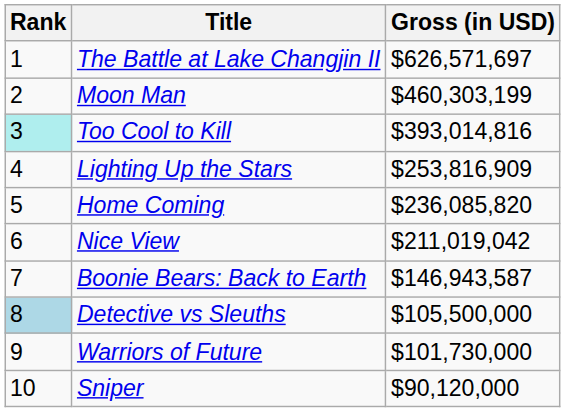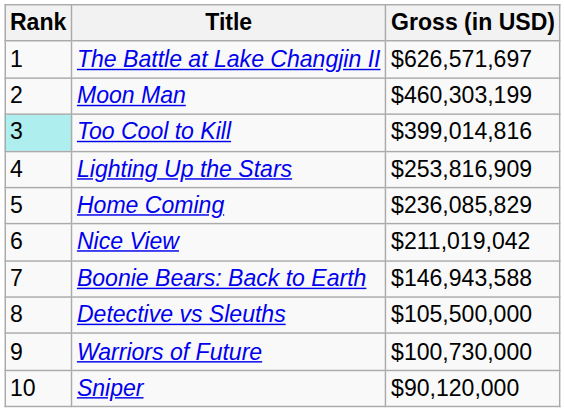(462, 132) $393,014,816 -> (462, 132) $399,014,816
(462, 205) $236,085,820 -> (462, 205) $236,085,829
(462, 278) $146,943,587 -> (462, 278) $146,943,588
(16, 315) lightblue background -> (16, 315) no background
(462, 351) $101,730,000 -> (462, 351) $100,730,000
